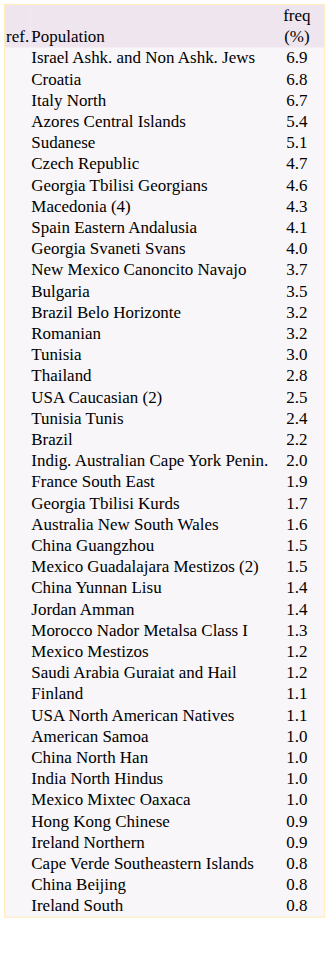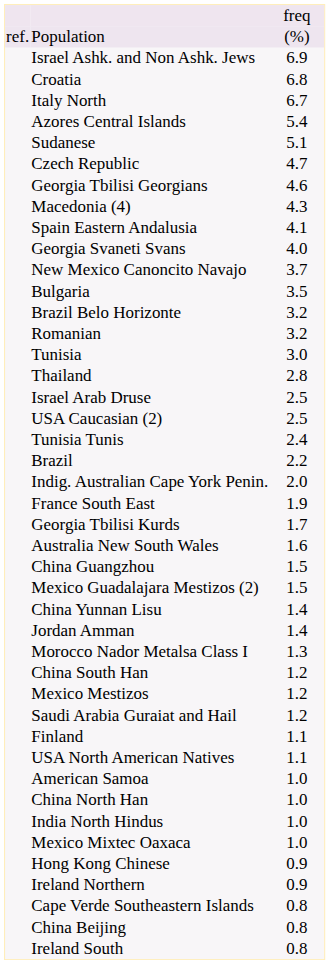+ row: (91, 397)
+ row: (90, 672)
